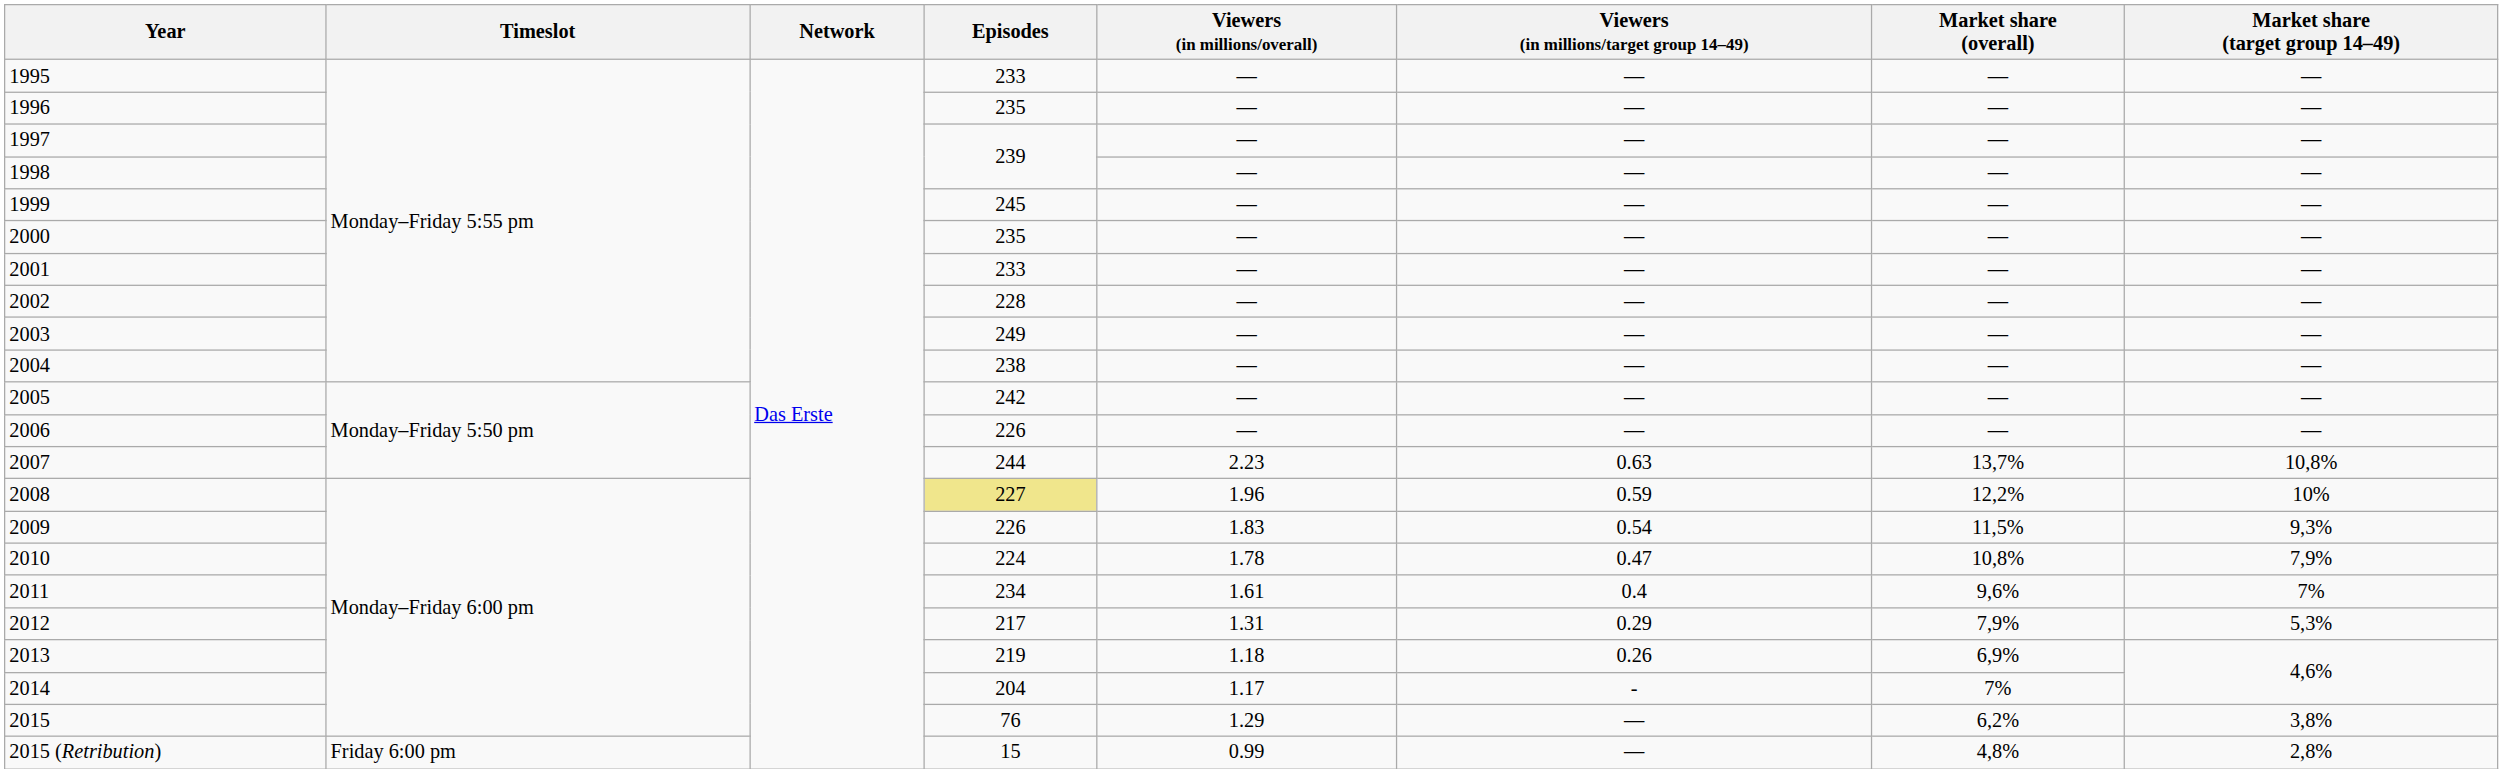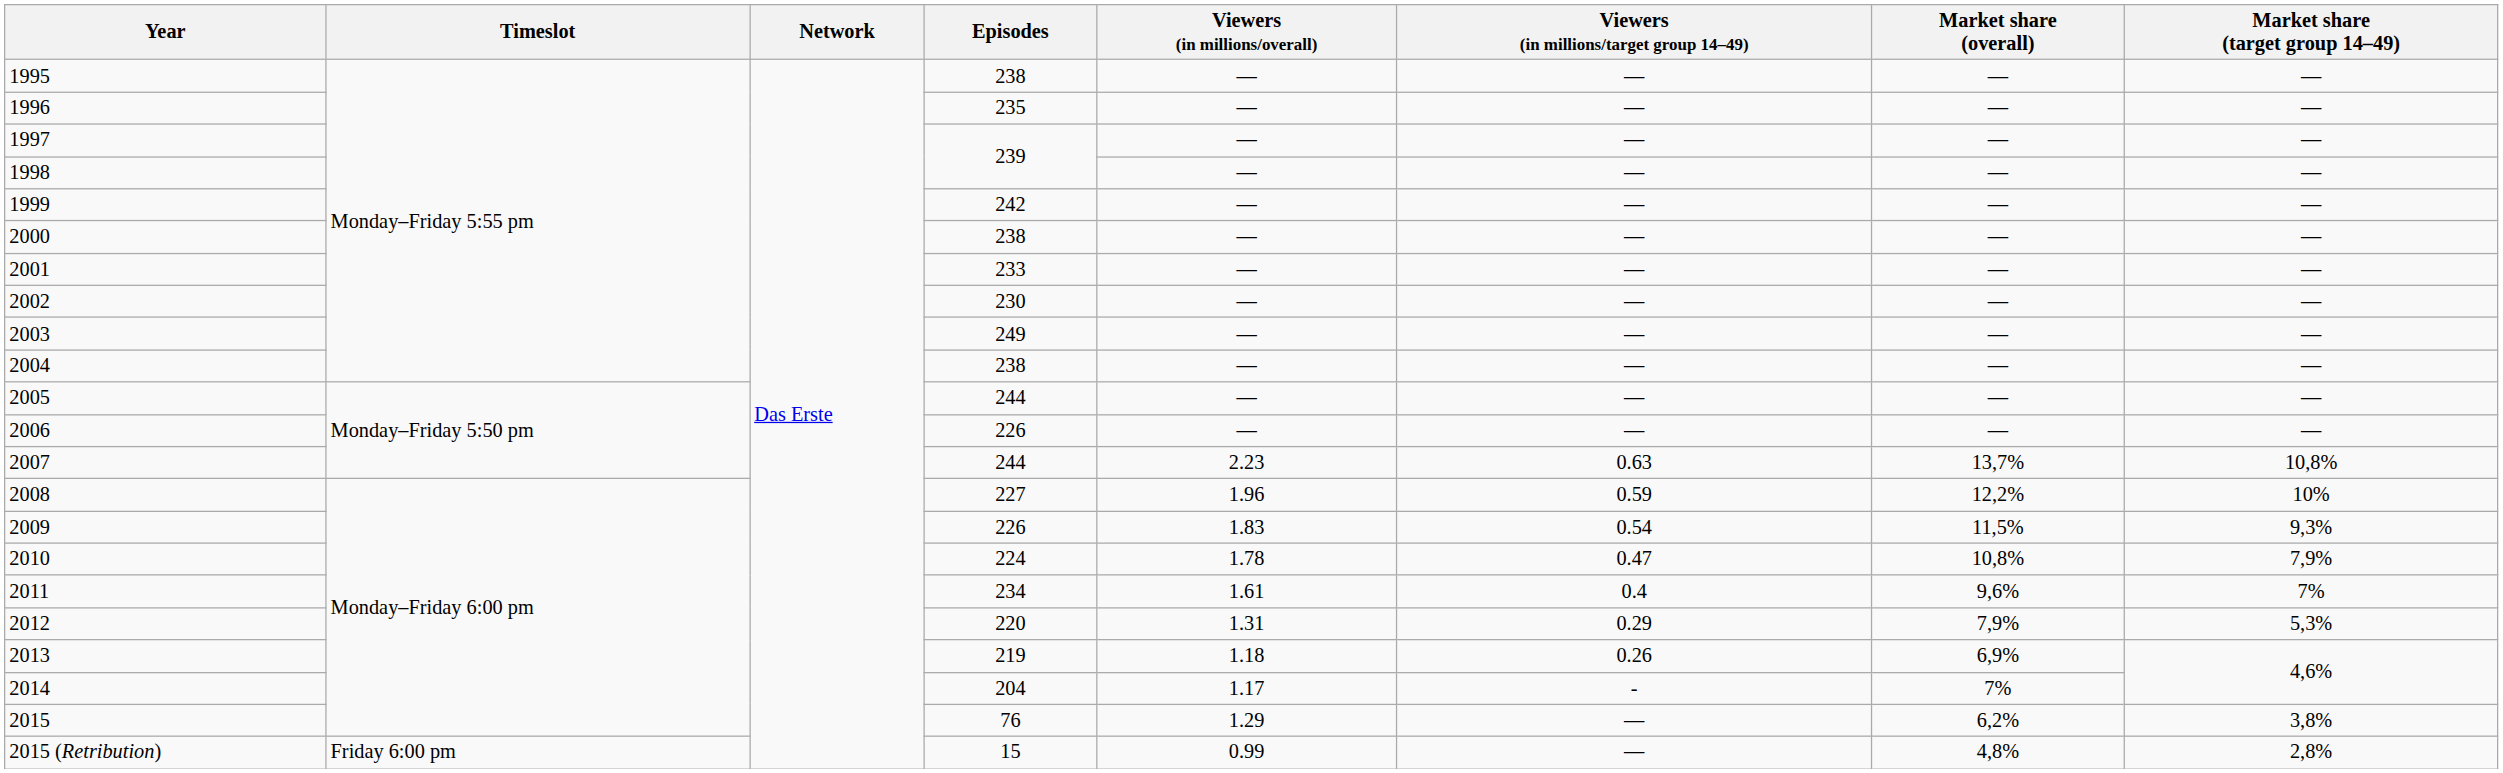(1010, 75) 233 -> (1010, 75) 238
(1010, 204) 245 -> (1010, 204) 242
(1010, 236) 235 -> (1010, 236) 238
(1010, 301) 228 -> (1010, 301) 230
(1010, 397) 242 -> (1010, 397) 244
(1010, 494) khaki background -> (1010, 494) no background
(1010, 623) 217 -> (1010, 623) 220
